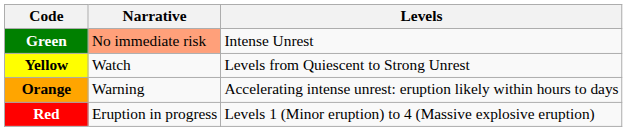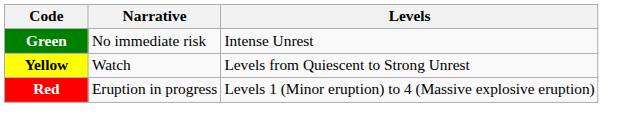(149, 41) lightsalmon background -> (149, 41) no background
- row: (46, 89)
